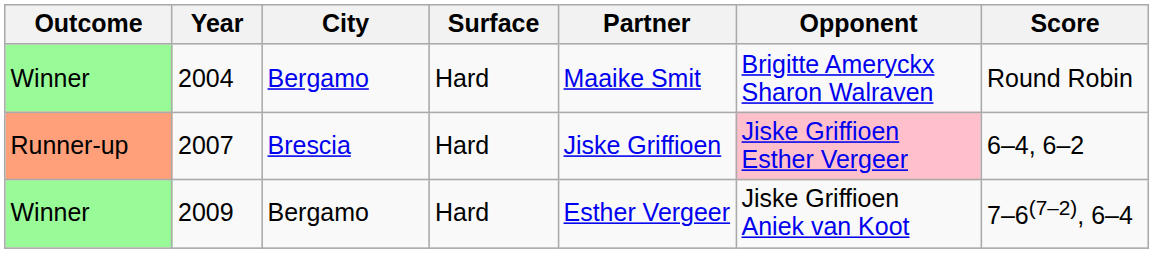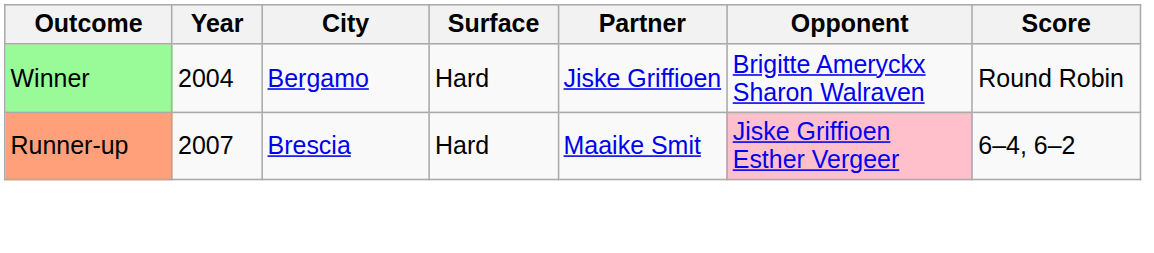(632, 77) Maaike Smit -> (642, 77) Jiske Griffioen
(642, 145) Jiske Griffioen -> (632, 145) Maaike Smit
- row: (206, 213)
